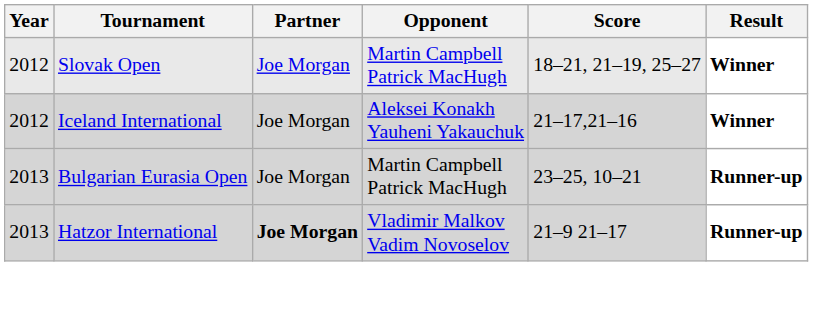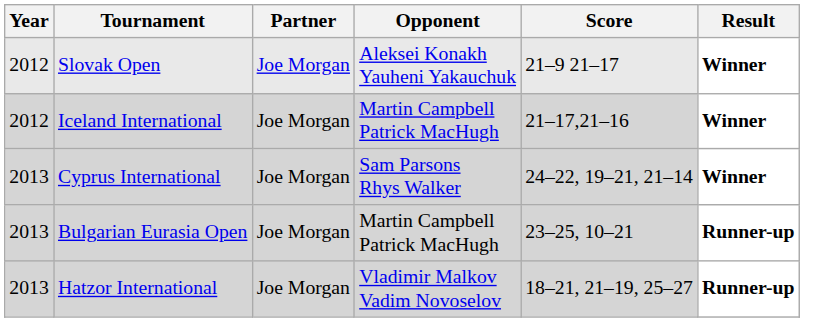(437, 65) Martin Campbell Patrick MacHugh -> (438, 65) Aleksei Konakh Yauheni Yakauchuk
(617, 65) 18–21, 21–19, 25–27 -> (572, 65) 21–9 21–17
(446, 121) Aleksei Konakh Yauheni Yakauchuk -> (429, 121) Martin Campbell Patrick MacHugh
+ row: (139, 176)
(307, 232) bold -> (303, 288) normal
(580, 232) 21–9 21–17 -> (609, 288) 18–21, 21–19, 25–27
